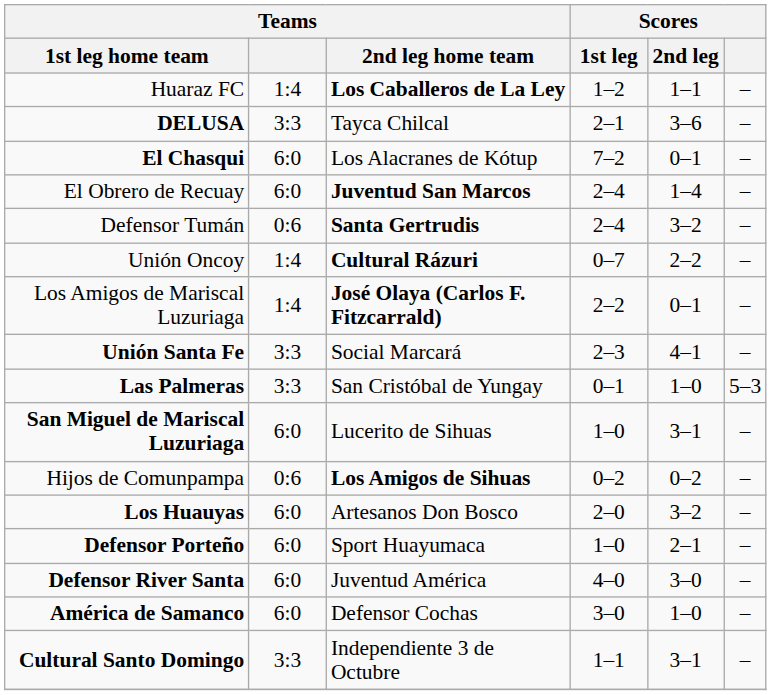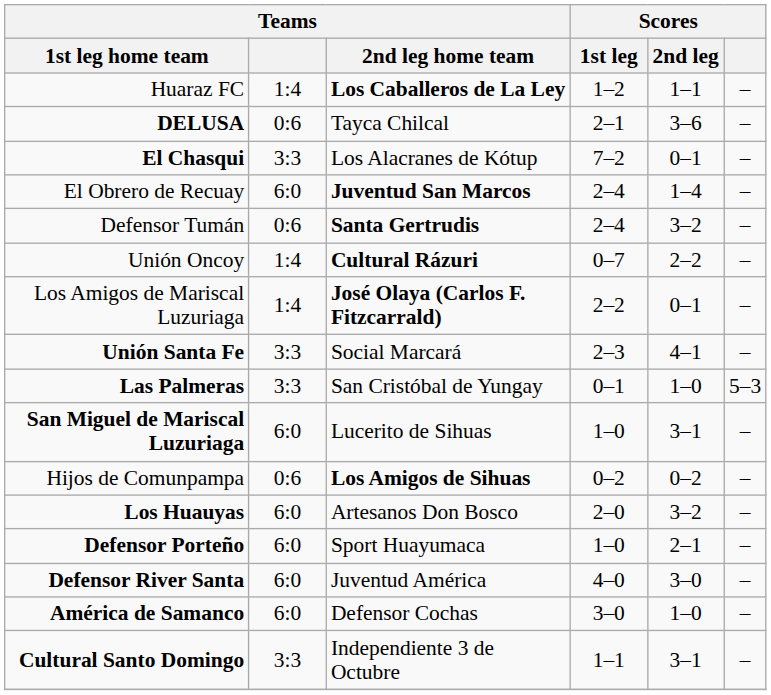(287, 123) 3:3 -> (287, 123) 0:6
(287, 157) 6:0 -> (287, 157) 3:3
